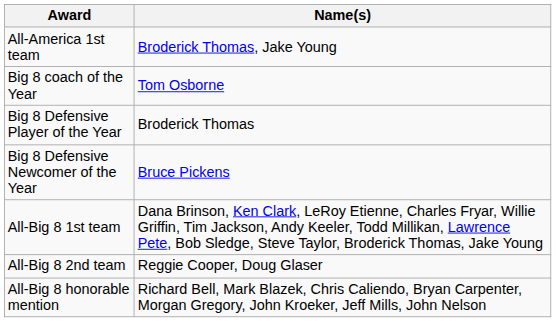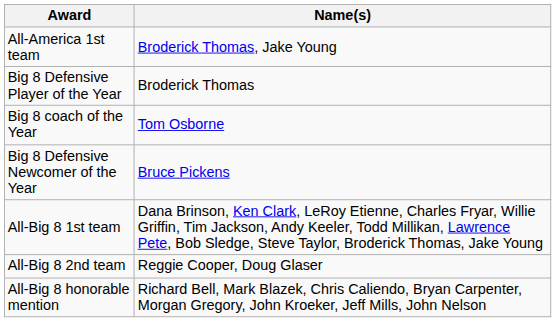rows swapped: (65, 85) <-> (65, 124)
